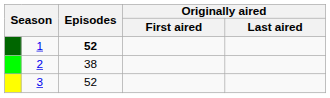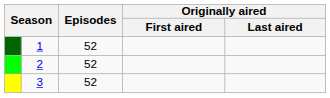(90, 46) bold -> (90, 46) normal
(90, 64) 38 -> (90, 64) 52
